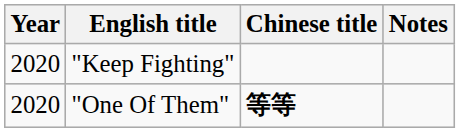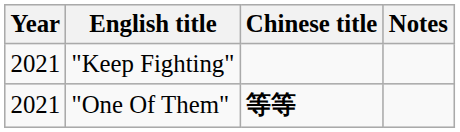(35, 63) 2020 -> (35, 63) 2021
(35, 105) 2020 -> (35, 105) 2021
